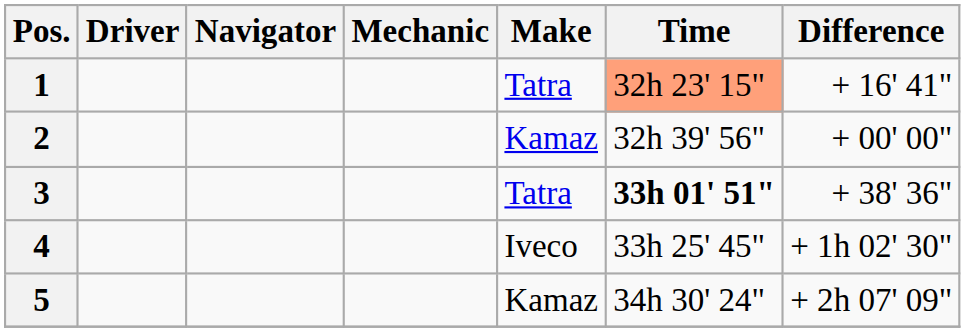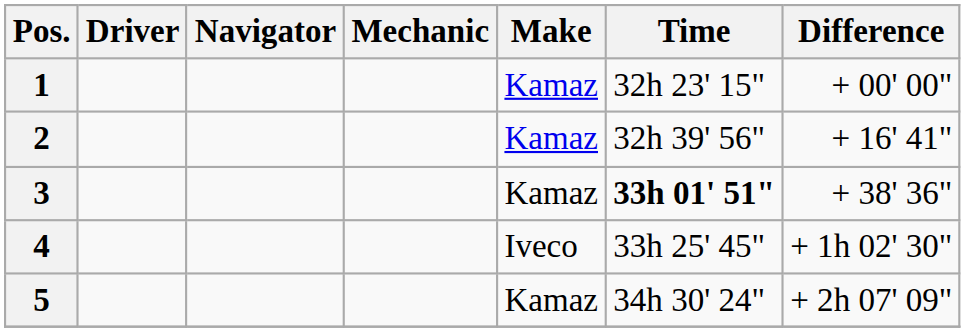(538, 84) Tatra -> (551, 84) Kamaz
(689, 84) lightsalmon background -> (689, 84) no background
(892, 84) + 16' 41" -> (892, 84) + 00' 00"
(892, 138) + 00' 00" -> (892, 138) + 16' 41"
(538, 191) Tatra -> (551, 191) Kamaz
